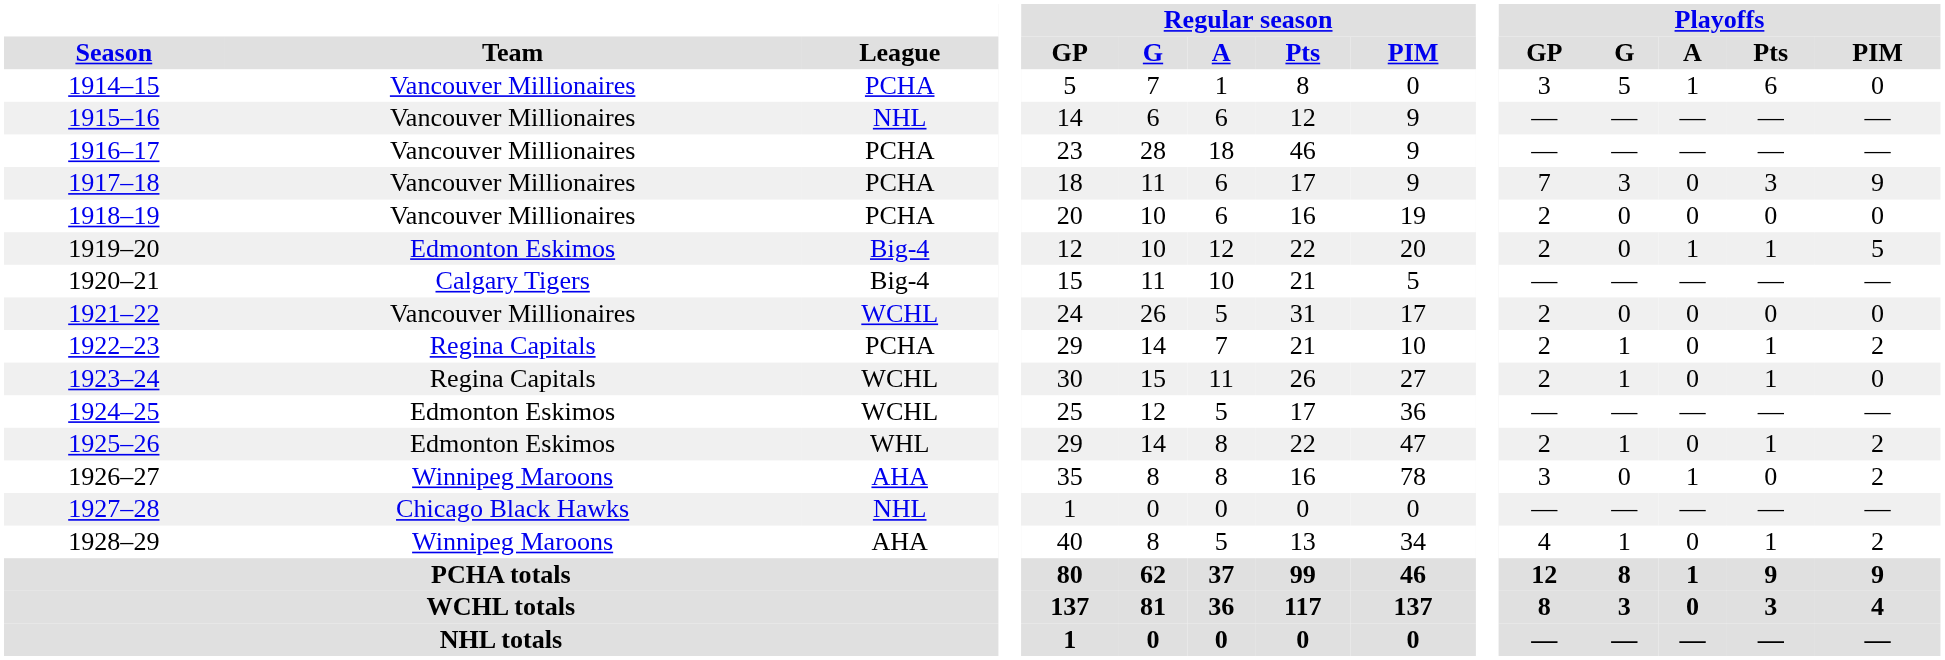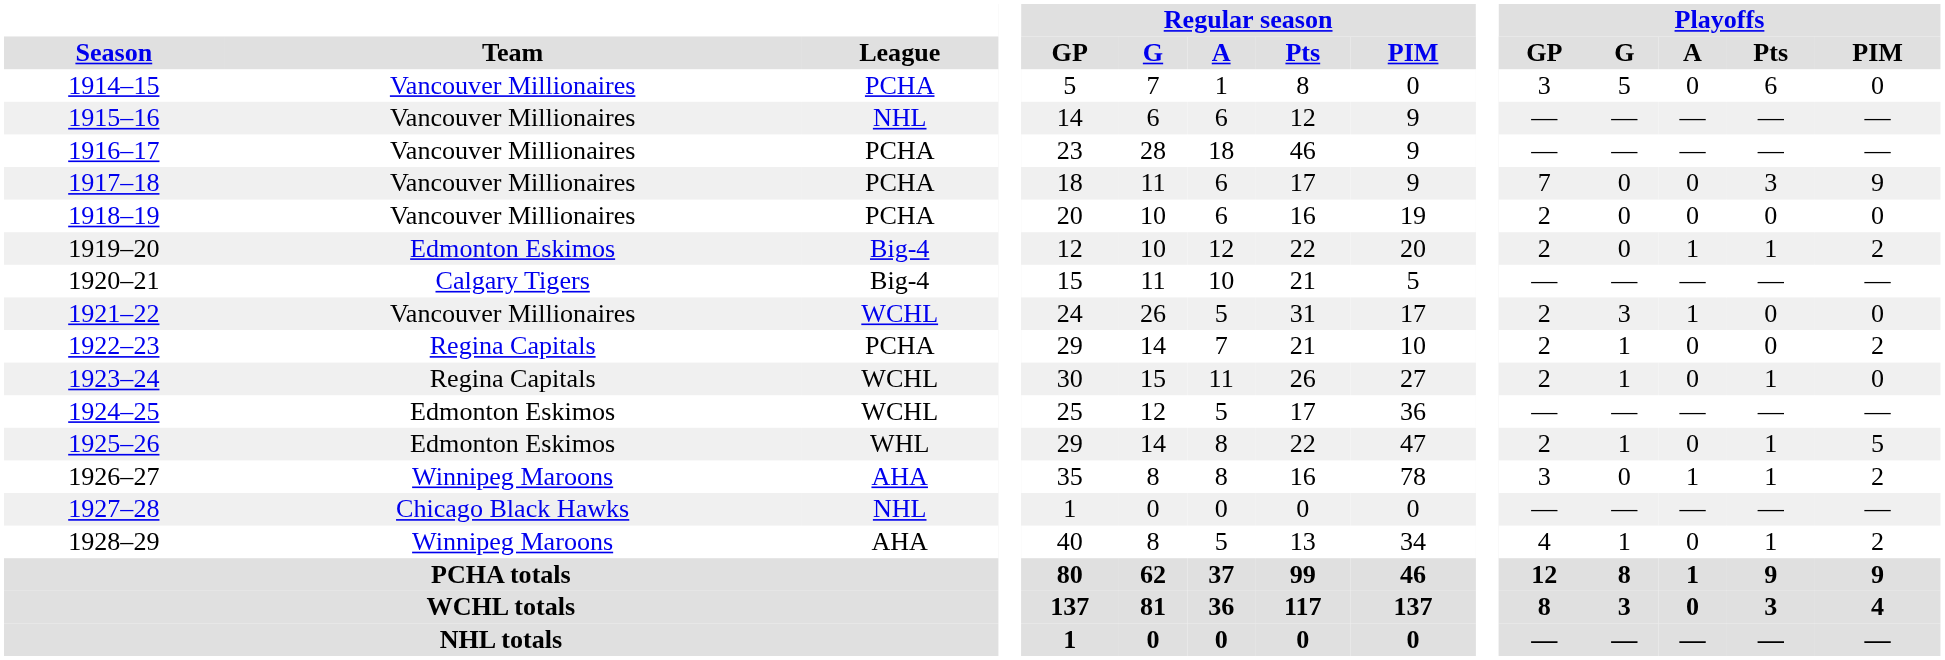(1692, 85) 1 -> (1692, 85) 0
(1624, 182) 3 -> (1624, 182) 0
(1878, 248) 5 -> (1878, 248) 2
(1624, 313) 0 -> (1624, 313) 3
(1692, 313) 0 -> (1692, 313) 1
(1771, 345) 1 -> (1771, 345) 0
(1878, 443) 2 -> (1878, 443) 5
(1771, 476) 0 -> (1771, 476) 1
